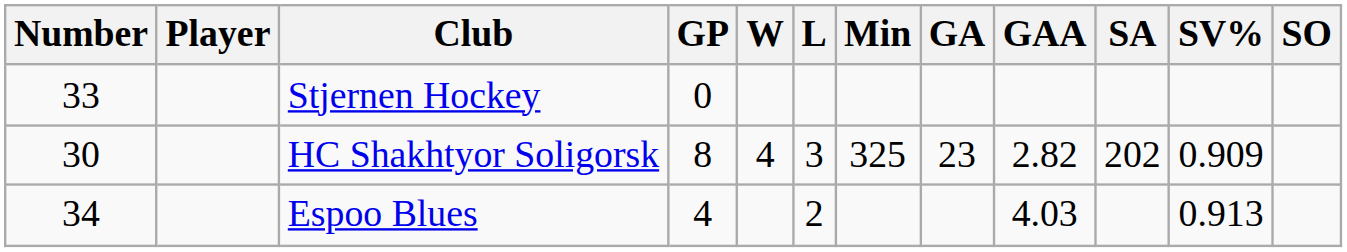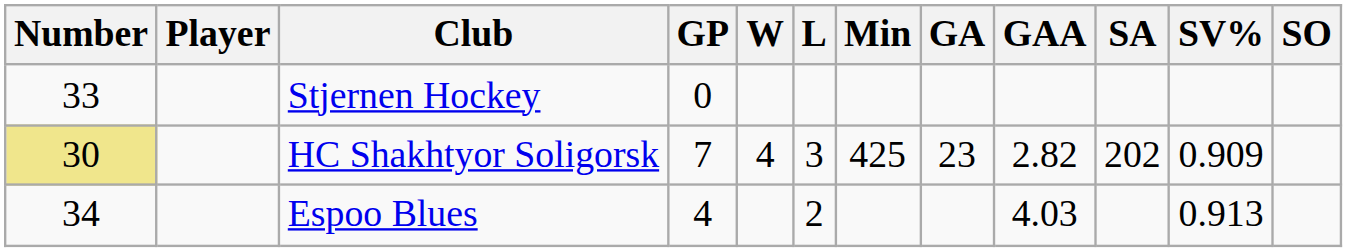(81, 154) no background -> (81, 154) khaki background
(703, 154) 8 -> (703, 154) 7
(878, 154) 325 -> (878, 154) 425
